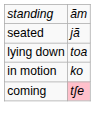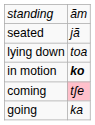(77, 71) normal -> (77, 71) bold
+ row: (22, 110)
